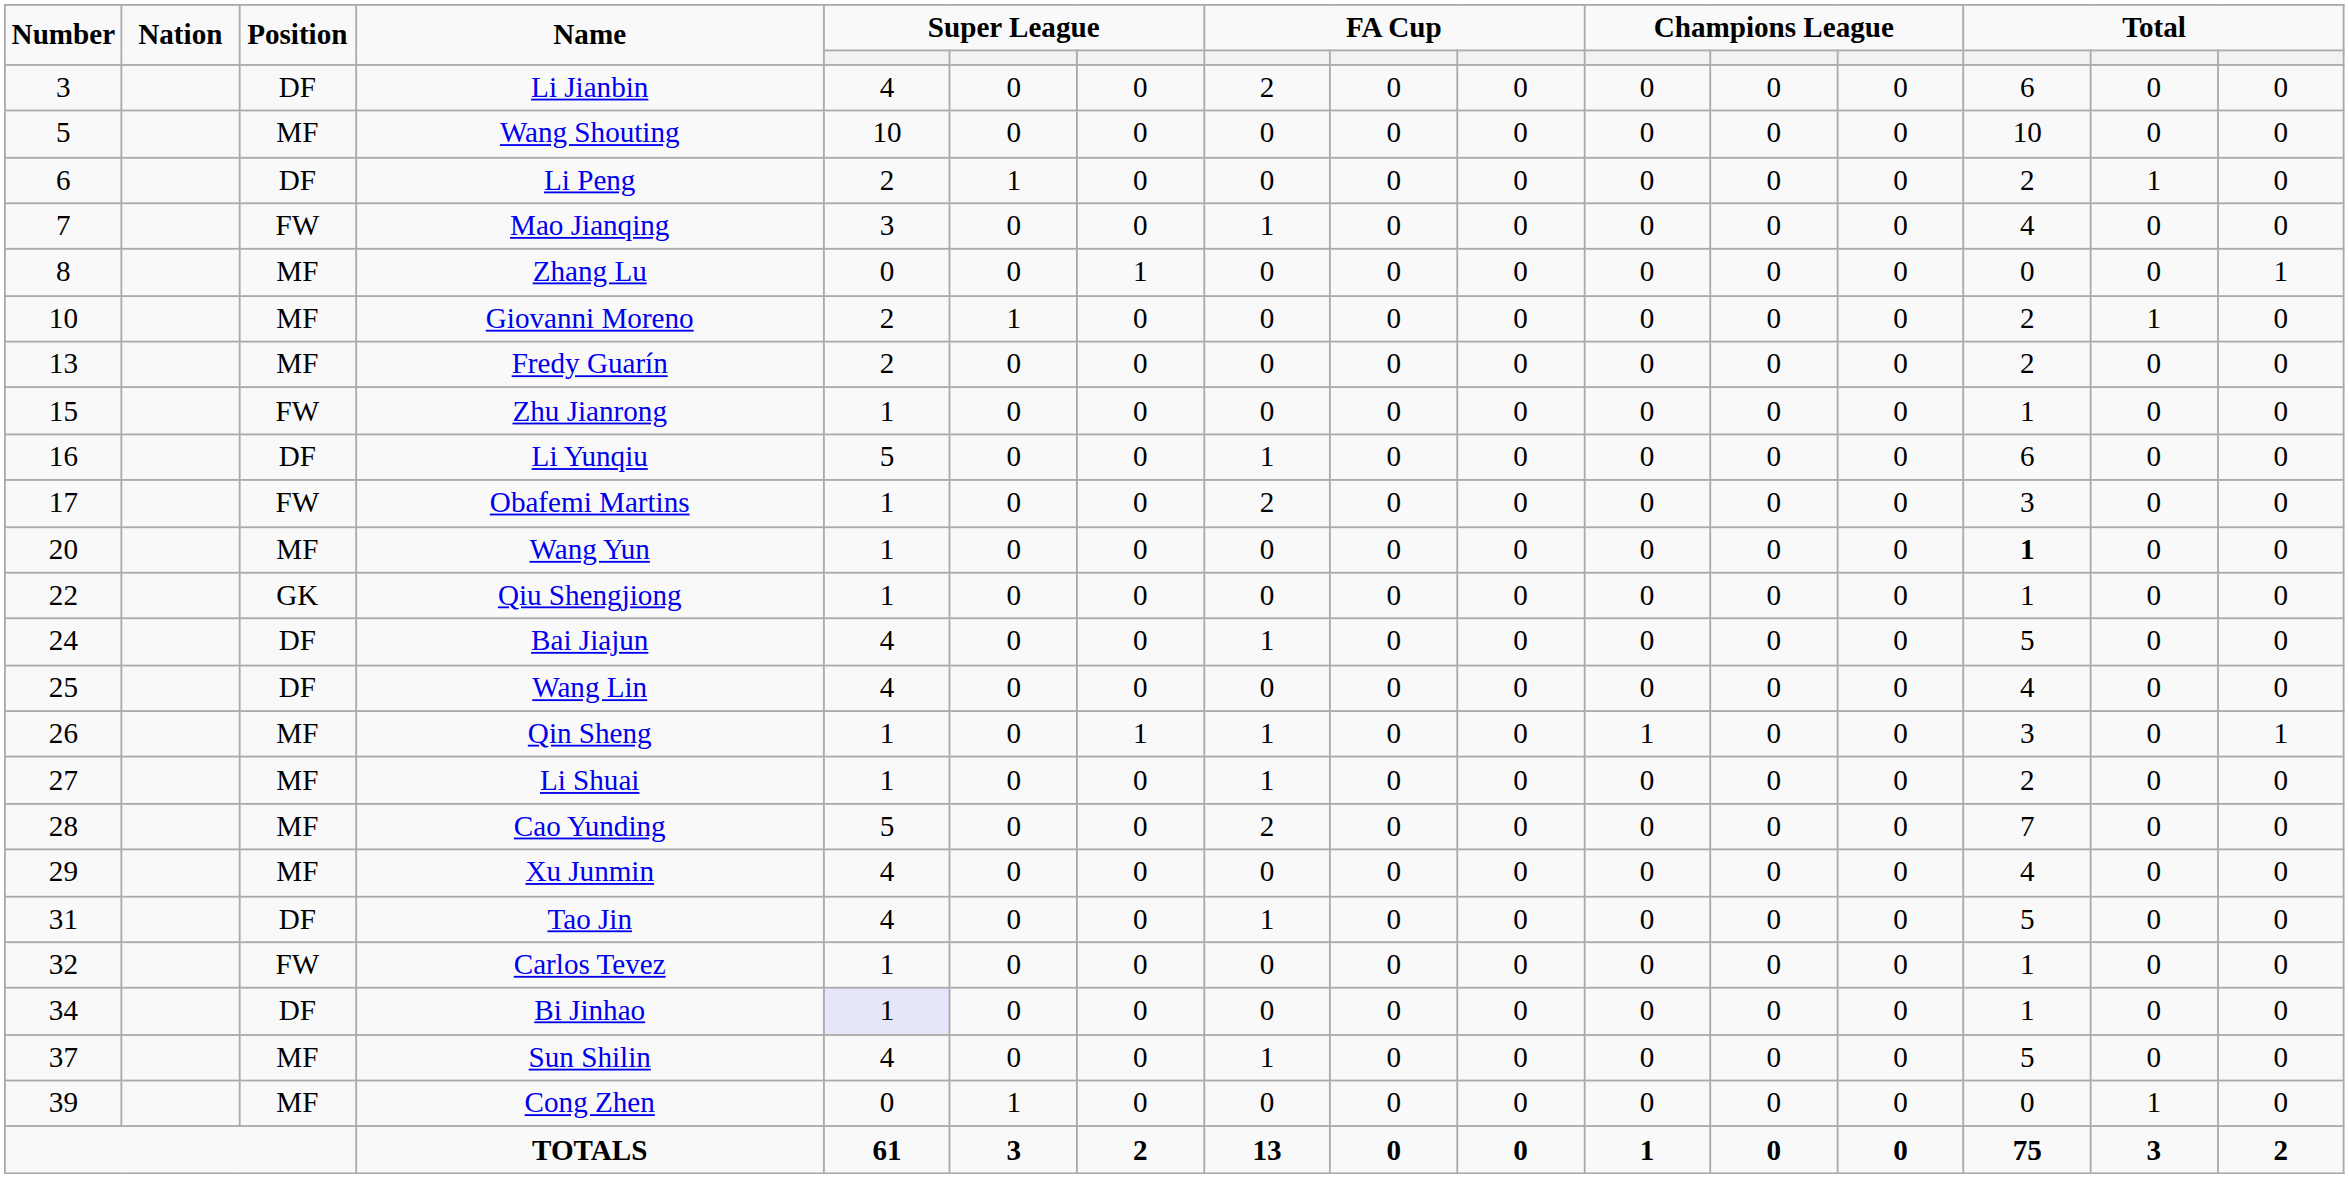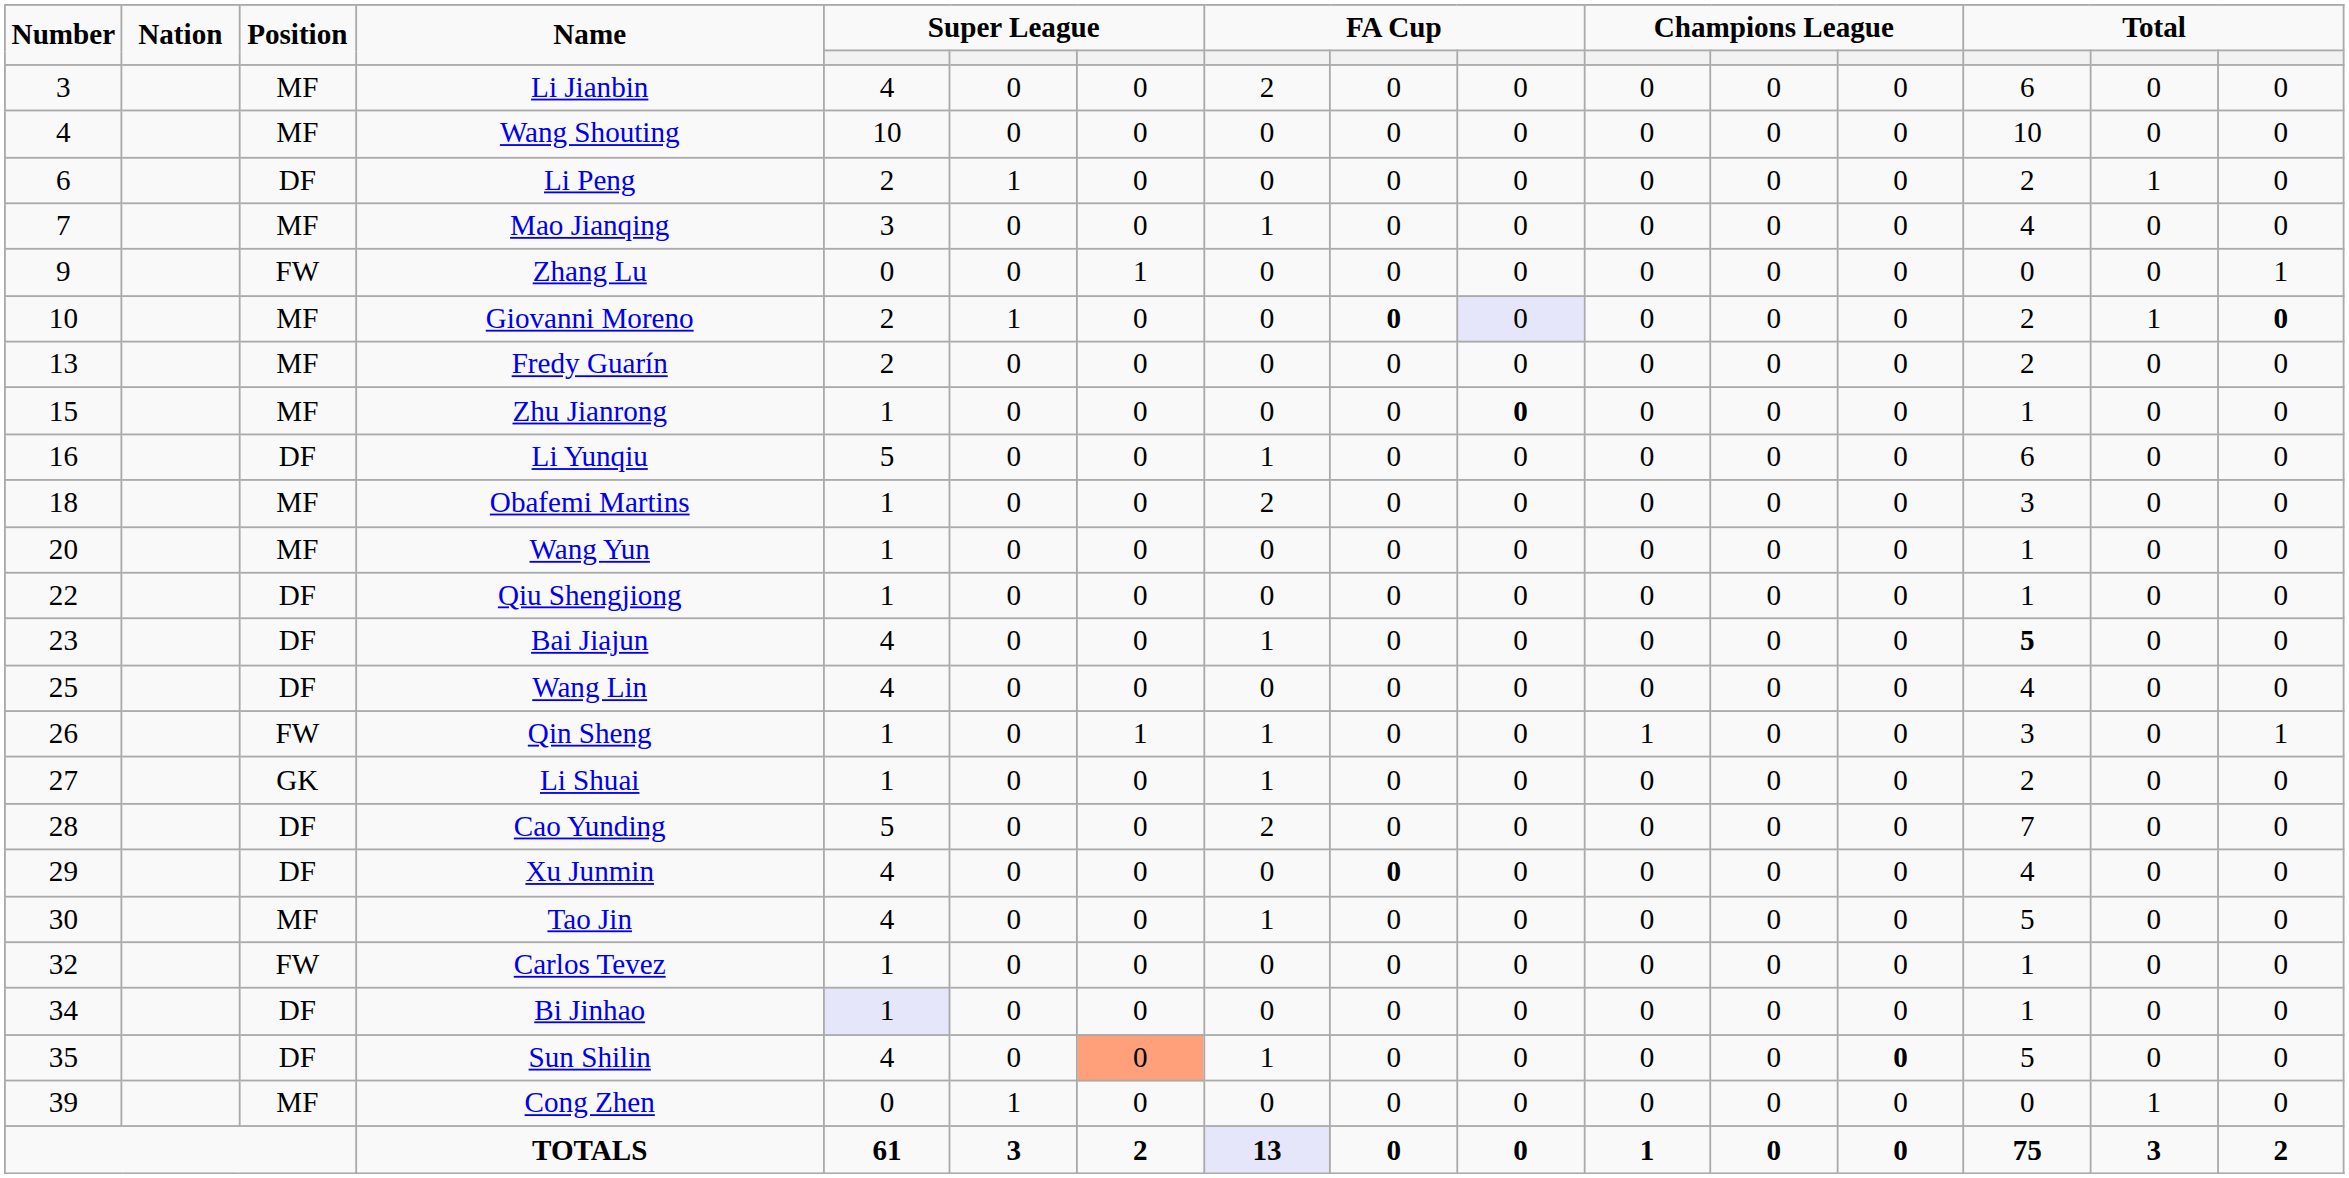(297, 87) DF -> (297, 87) MF
(63, 133) 5 -> (63, 133) 4
(297, 225) FW -> (297, 225) MF
(63, 271) 8 -> (63, 271) 9
(297, 271) MF -> (297, 271) FW
(1394, 318) normal -> (1394, 318) bold
(1520, 318) no background -> (1520, 318) lavender background
(2281, 318) normal -> (2281, 318) bold
(297, 410) FW -> (297, 410) MF
(1520, 410) normal -> (1520, 410) bold
(63, 502) 17 -> (63, 502) 18
(297, 502) FW -> (297, 502) MF
(2027, 549) bold -> (2027, 549) normal
(297, 595) GK -> (297, 595) DF
(63, 641) 24 -> (63, 641) 23
(2027, 641) normal -> (2027, 641) bold
(297, 733) MF -> (297, 733) FW
(297, 779) MF -> (297, 779) GK
(297, 826) MF -> (297, 826) DF
(297, 872) MF -> (297, 872) DF
(1394, 872) normal -> (1394, 872) bold
(63, 918) 31 -> (63, 918) 30
(297, 918) DF -> (297, 918) MF
(63, 1057) 37 -> (63, 1057) 35
(297, 1057) MF -> (297, 1057) DF
(1140, 1057) no background -> (1140, 1057) lightsalmon background
(1900, 1057) normal -> (1900, 1057) bold
(1267, 1149) no background -> (1267, 1149) lavender background
